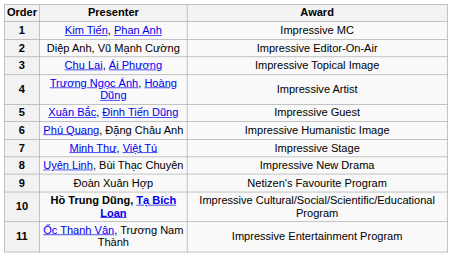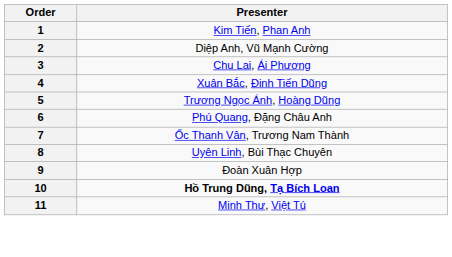- column: (317, 13)
(113, 89) Trương Ngọc Ánh, Hoàng Dũng -> (262, 83) Xuân Bắc, Đinh Tiến Dũng
(113, 113) Xuân Bắc, Đinh Tiến Dũng -> (262, 100) Trương Ngọc Ánh, Hoàng Dũng
(113, 148) Minh Thư, Việt Tú -> (262, 135) Ốc Thanh Vân, Trương Nam Thành
(113, 236) Ốc Thanh Vân, Trương Nam Thành -> (262, 205) Minh Thư, Việt Tú
